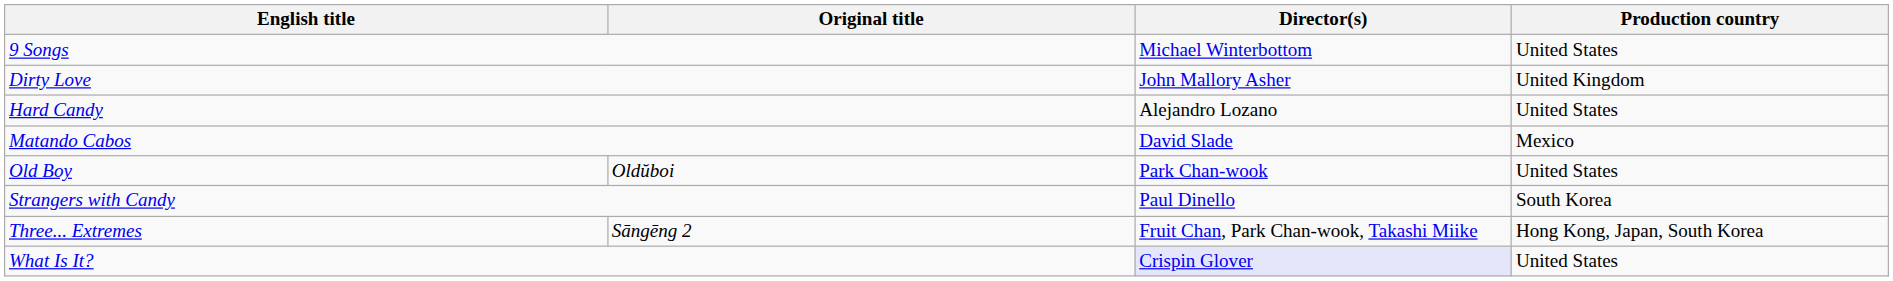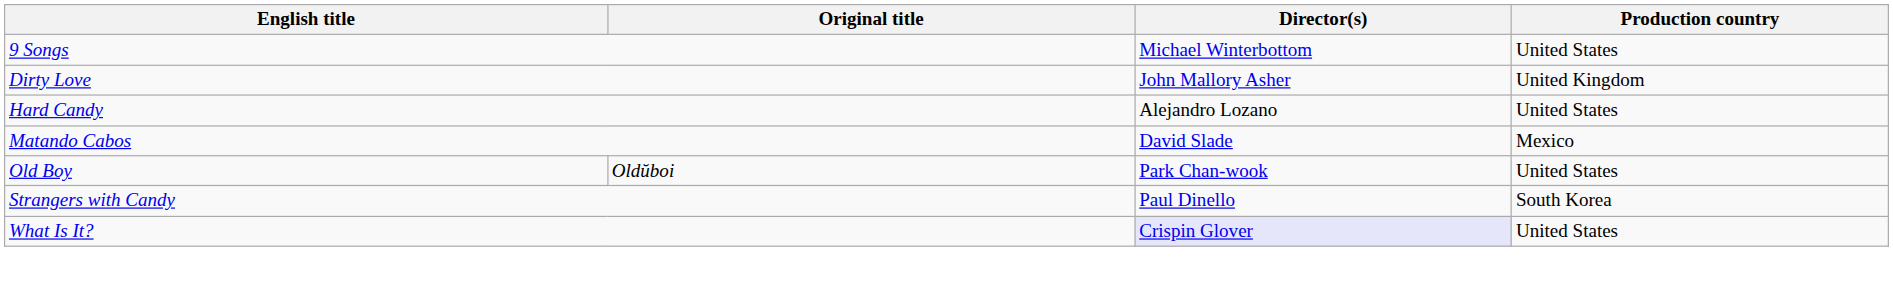- row: (75, 230)
